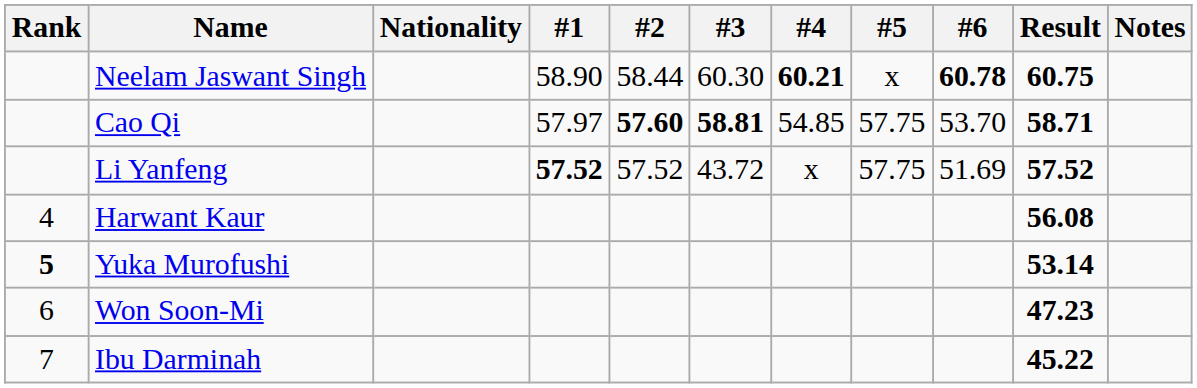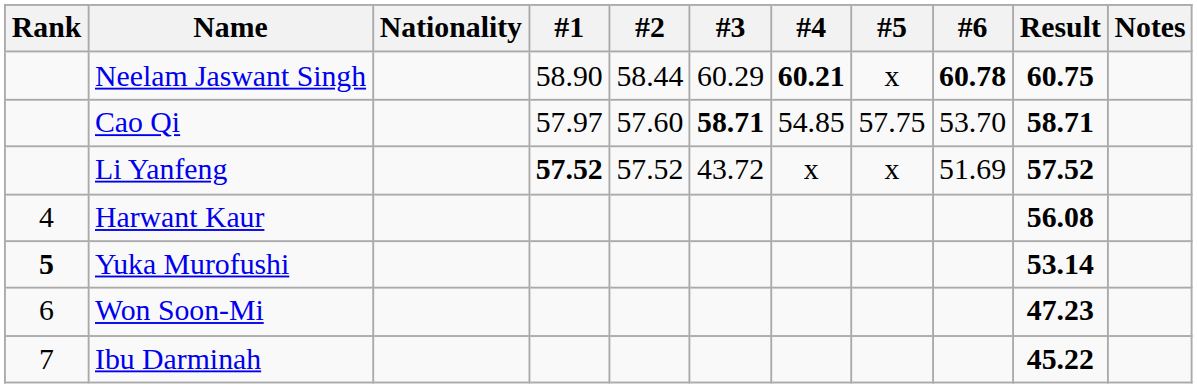(731, 75) 60.30 -> (731, 75) 60.29
(650, 122) bold -> (650, 122) normal
(731, 122) 58.81 -> (731, 122) 58.71
(892, 169) 57.75 -> (892, 169) x
